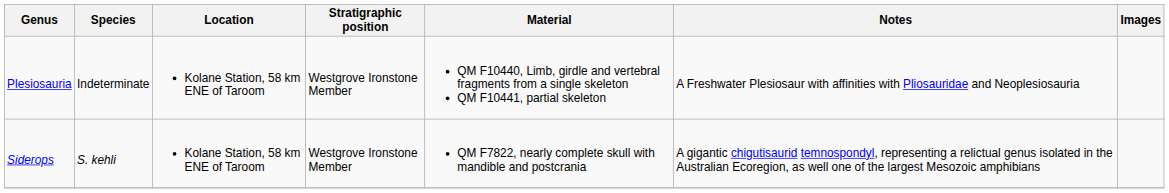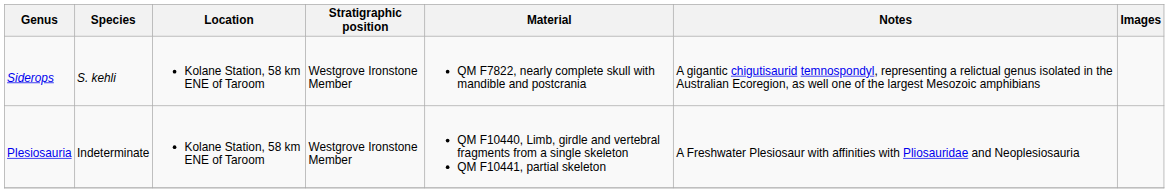rows swapped: (39, 84) <-> (30, 160)
